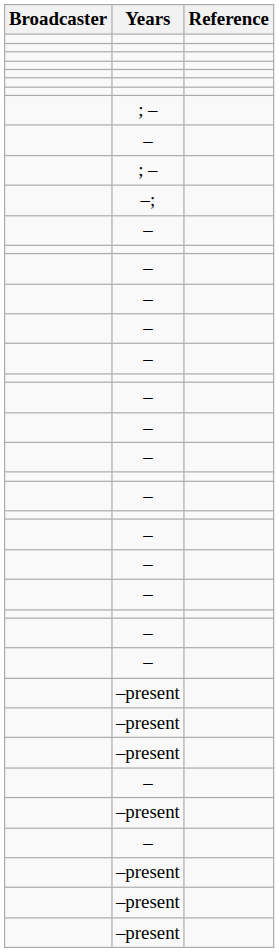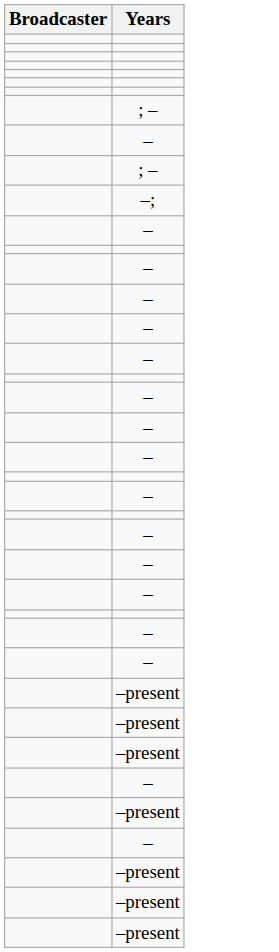- column: (229, 19)
